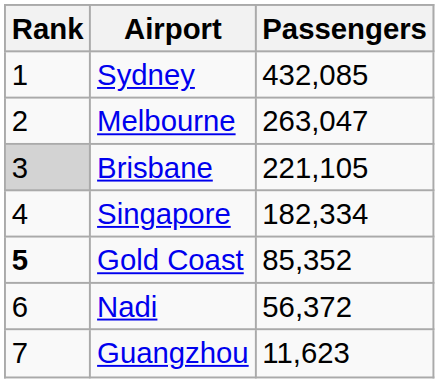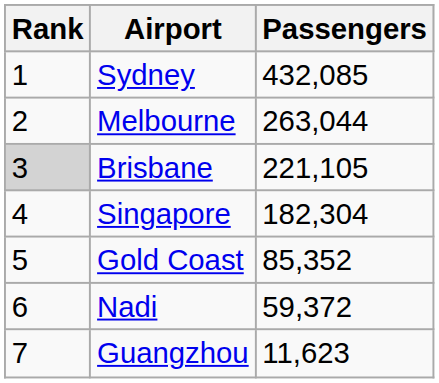(315, 121) 263,047 -> (315, 121) 263,044
(315, 214) 182,334 -> (315, 214) 182,304
(20, 261) bold -> (20, 261) normal
(307, 307) 56,372 -> (307, 307) 59,372
